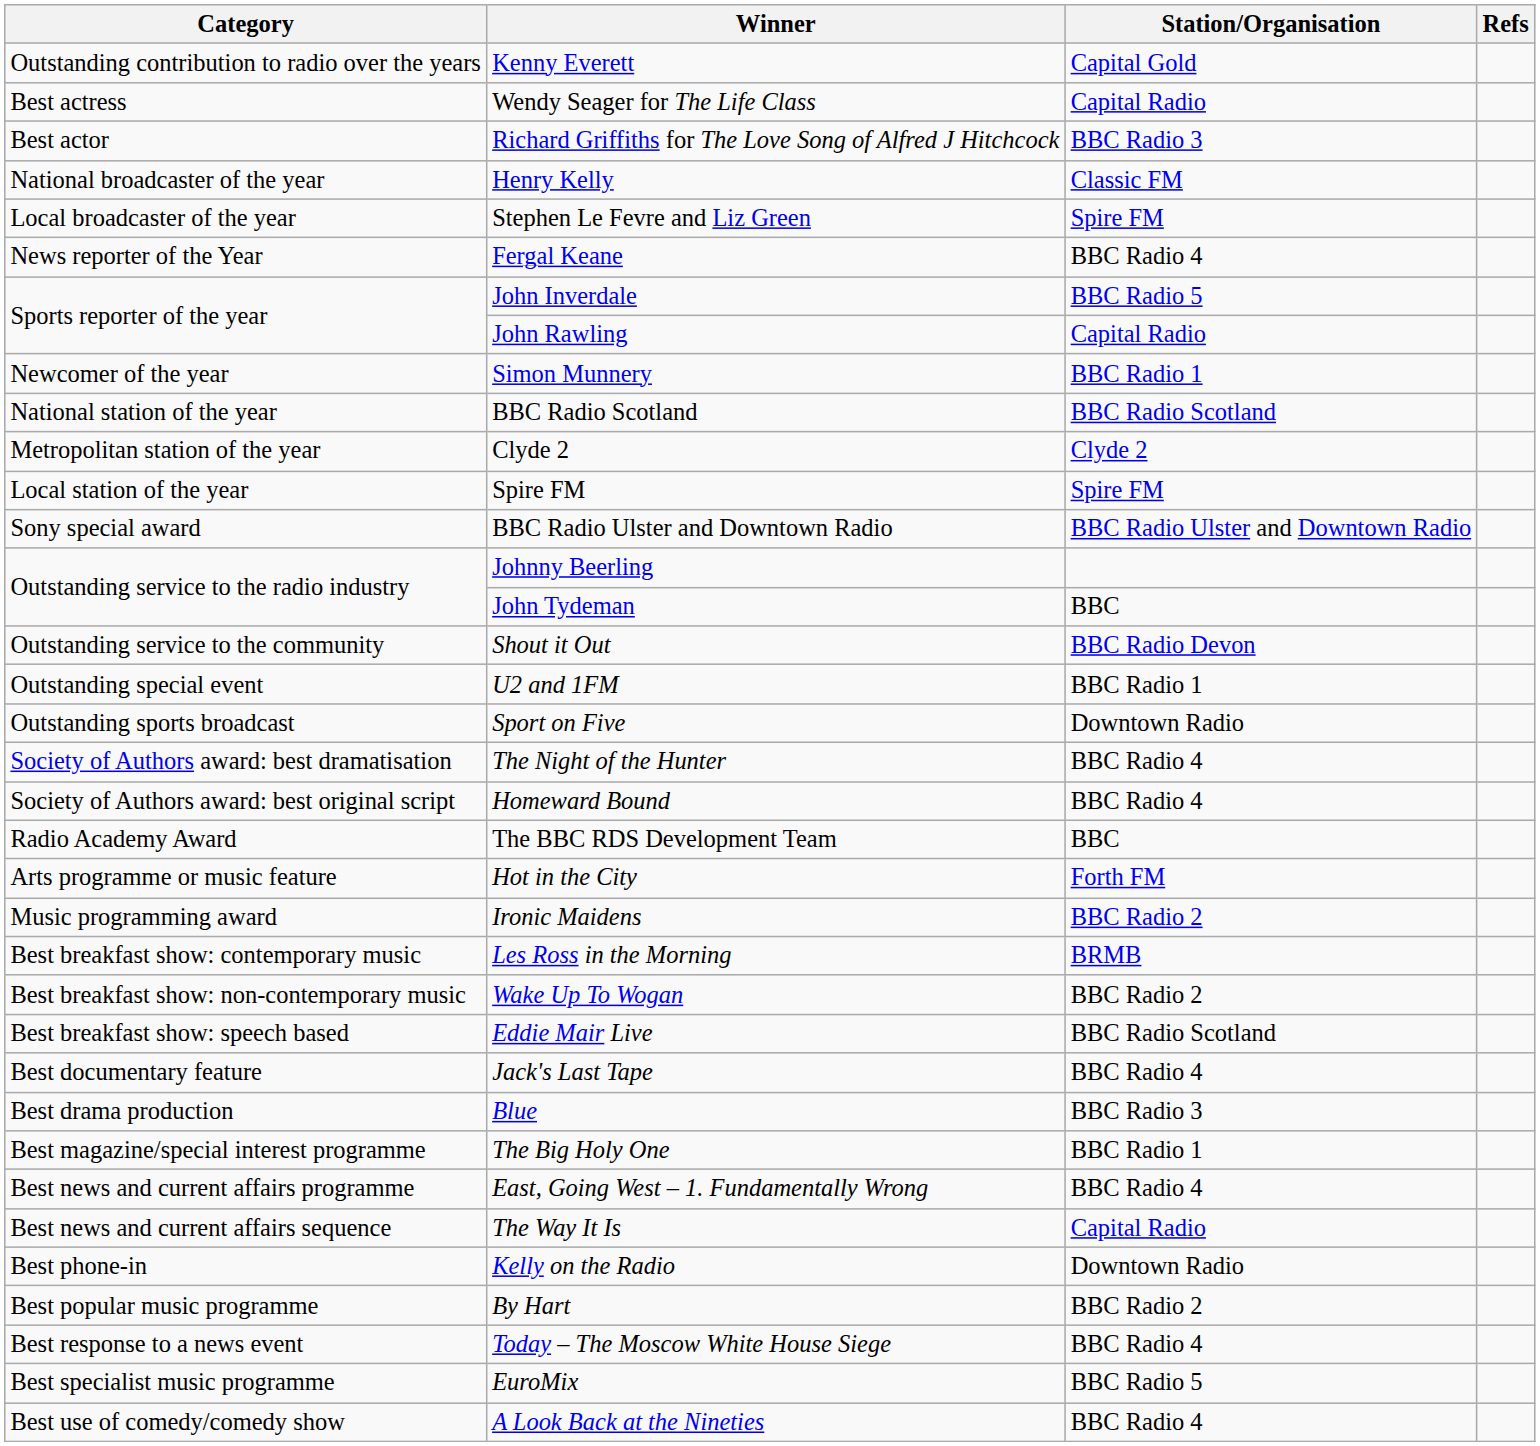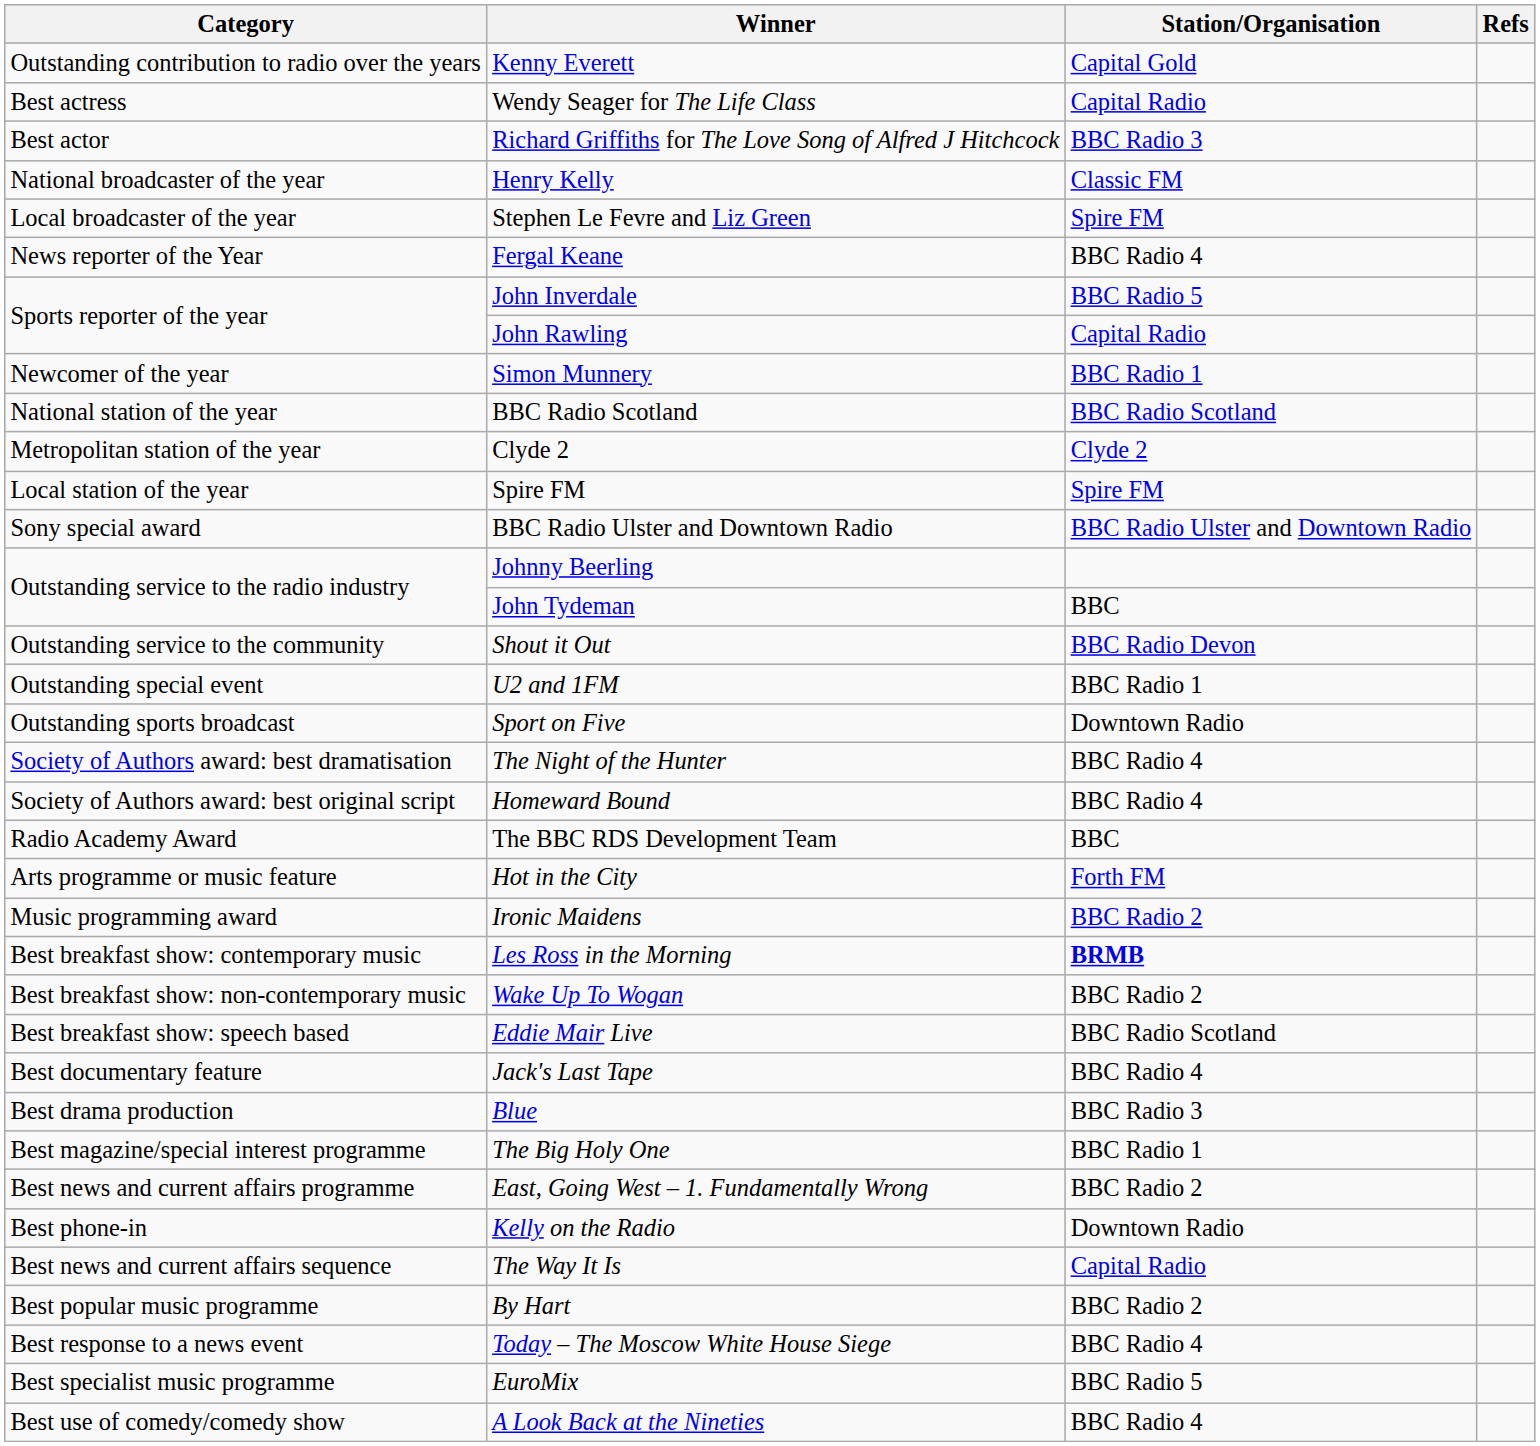(1106, 955) normal -> (1107, 955) bold
(1137, 1188) BBC Radio 4 -> (1137, 1188) BBC Radio 2
rows swapped: (557, 1227) <-> (584, 1266)
